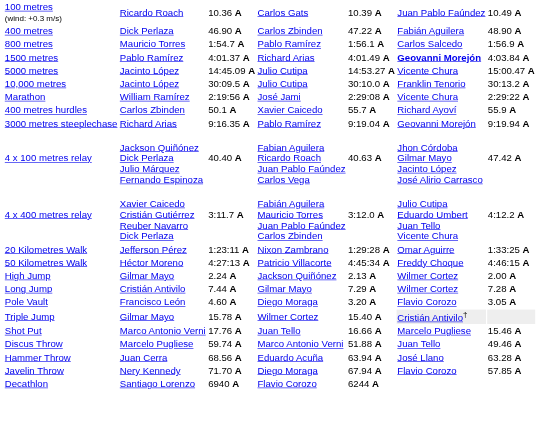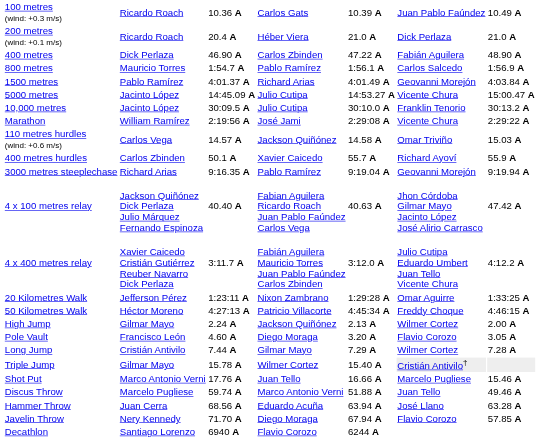+ row: (33, 36)
(439, 57) bold -> (437, 81) normal
+ row: (46, 140)
rows swapped: (26, 302) <-> (29, 289)
